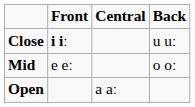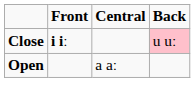(164, 41) no background -> (164, 41) pink background
- row: (22, 65)
